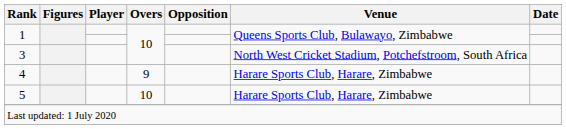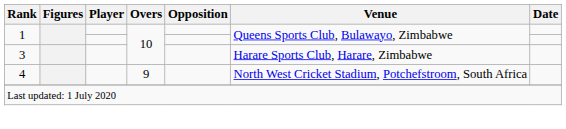(380, 54) North West Cricket Stadium, Potchefstroom, South Africa -> (333, 54) Harare Sports Club, Harare, Zimbabwe
(333, 74) Harare Sports Club, Harare, Zimbabwe -> (380, 74) North West Cricket Stadium, Potchefstroom, South Africa
- row: (22, 94)
